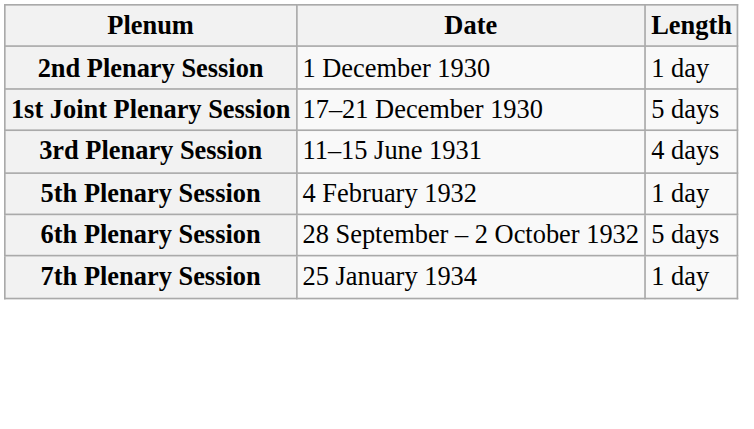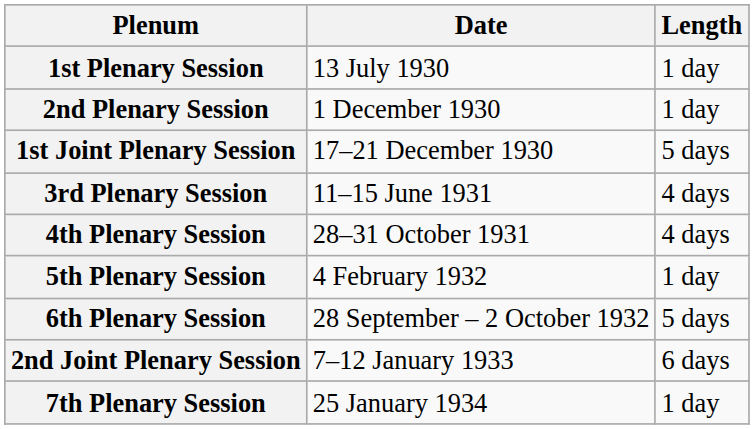+ row: (156, 67)
+ row: (156, 234)
+ row: (156, 360)
